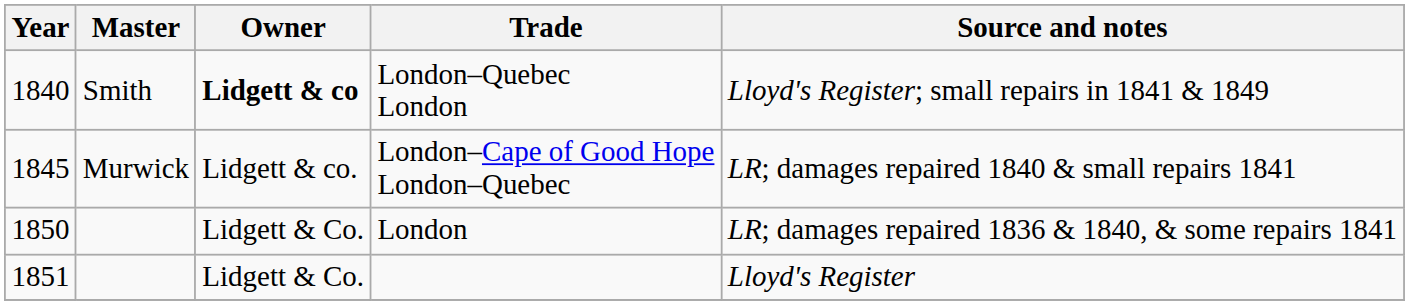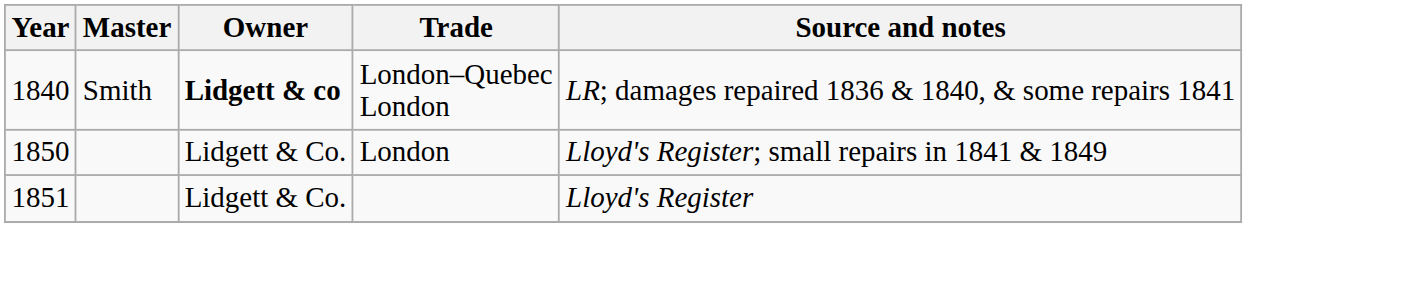(998, 89) Lloyd's Register; small repairs in 1841 & 1849 -> (901, 89) LR; damages repaired 1836 & 1840, & some repairs 1841
- row: (41, 168)
(1062, 230) LR; damages repaired 1836 & 1840, & some repairs 1841 -> (837, 151) Lloyd's Register; small repairs in 1841 & 1849
